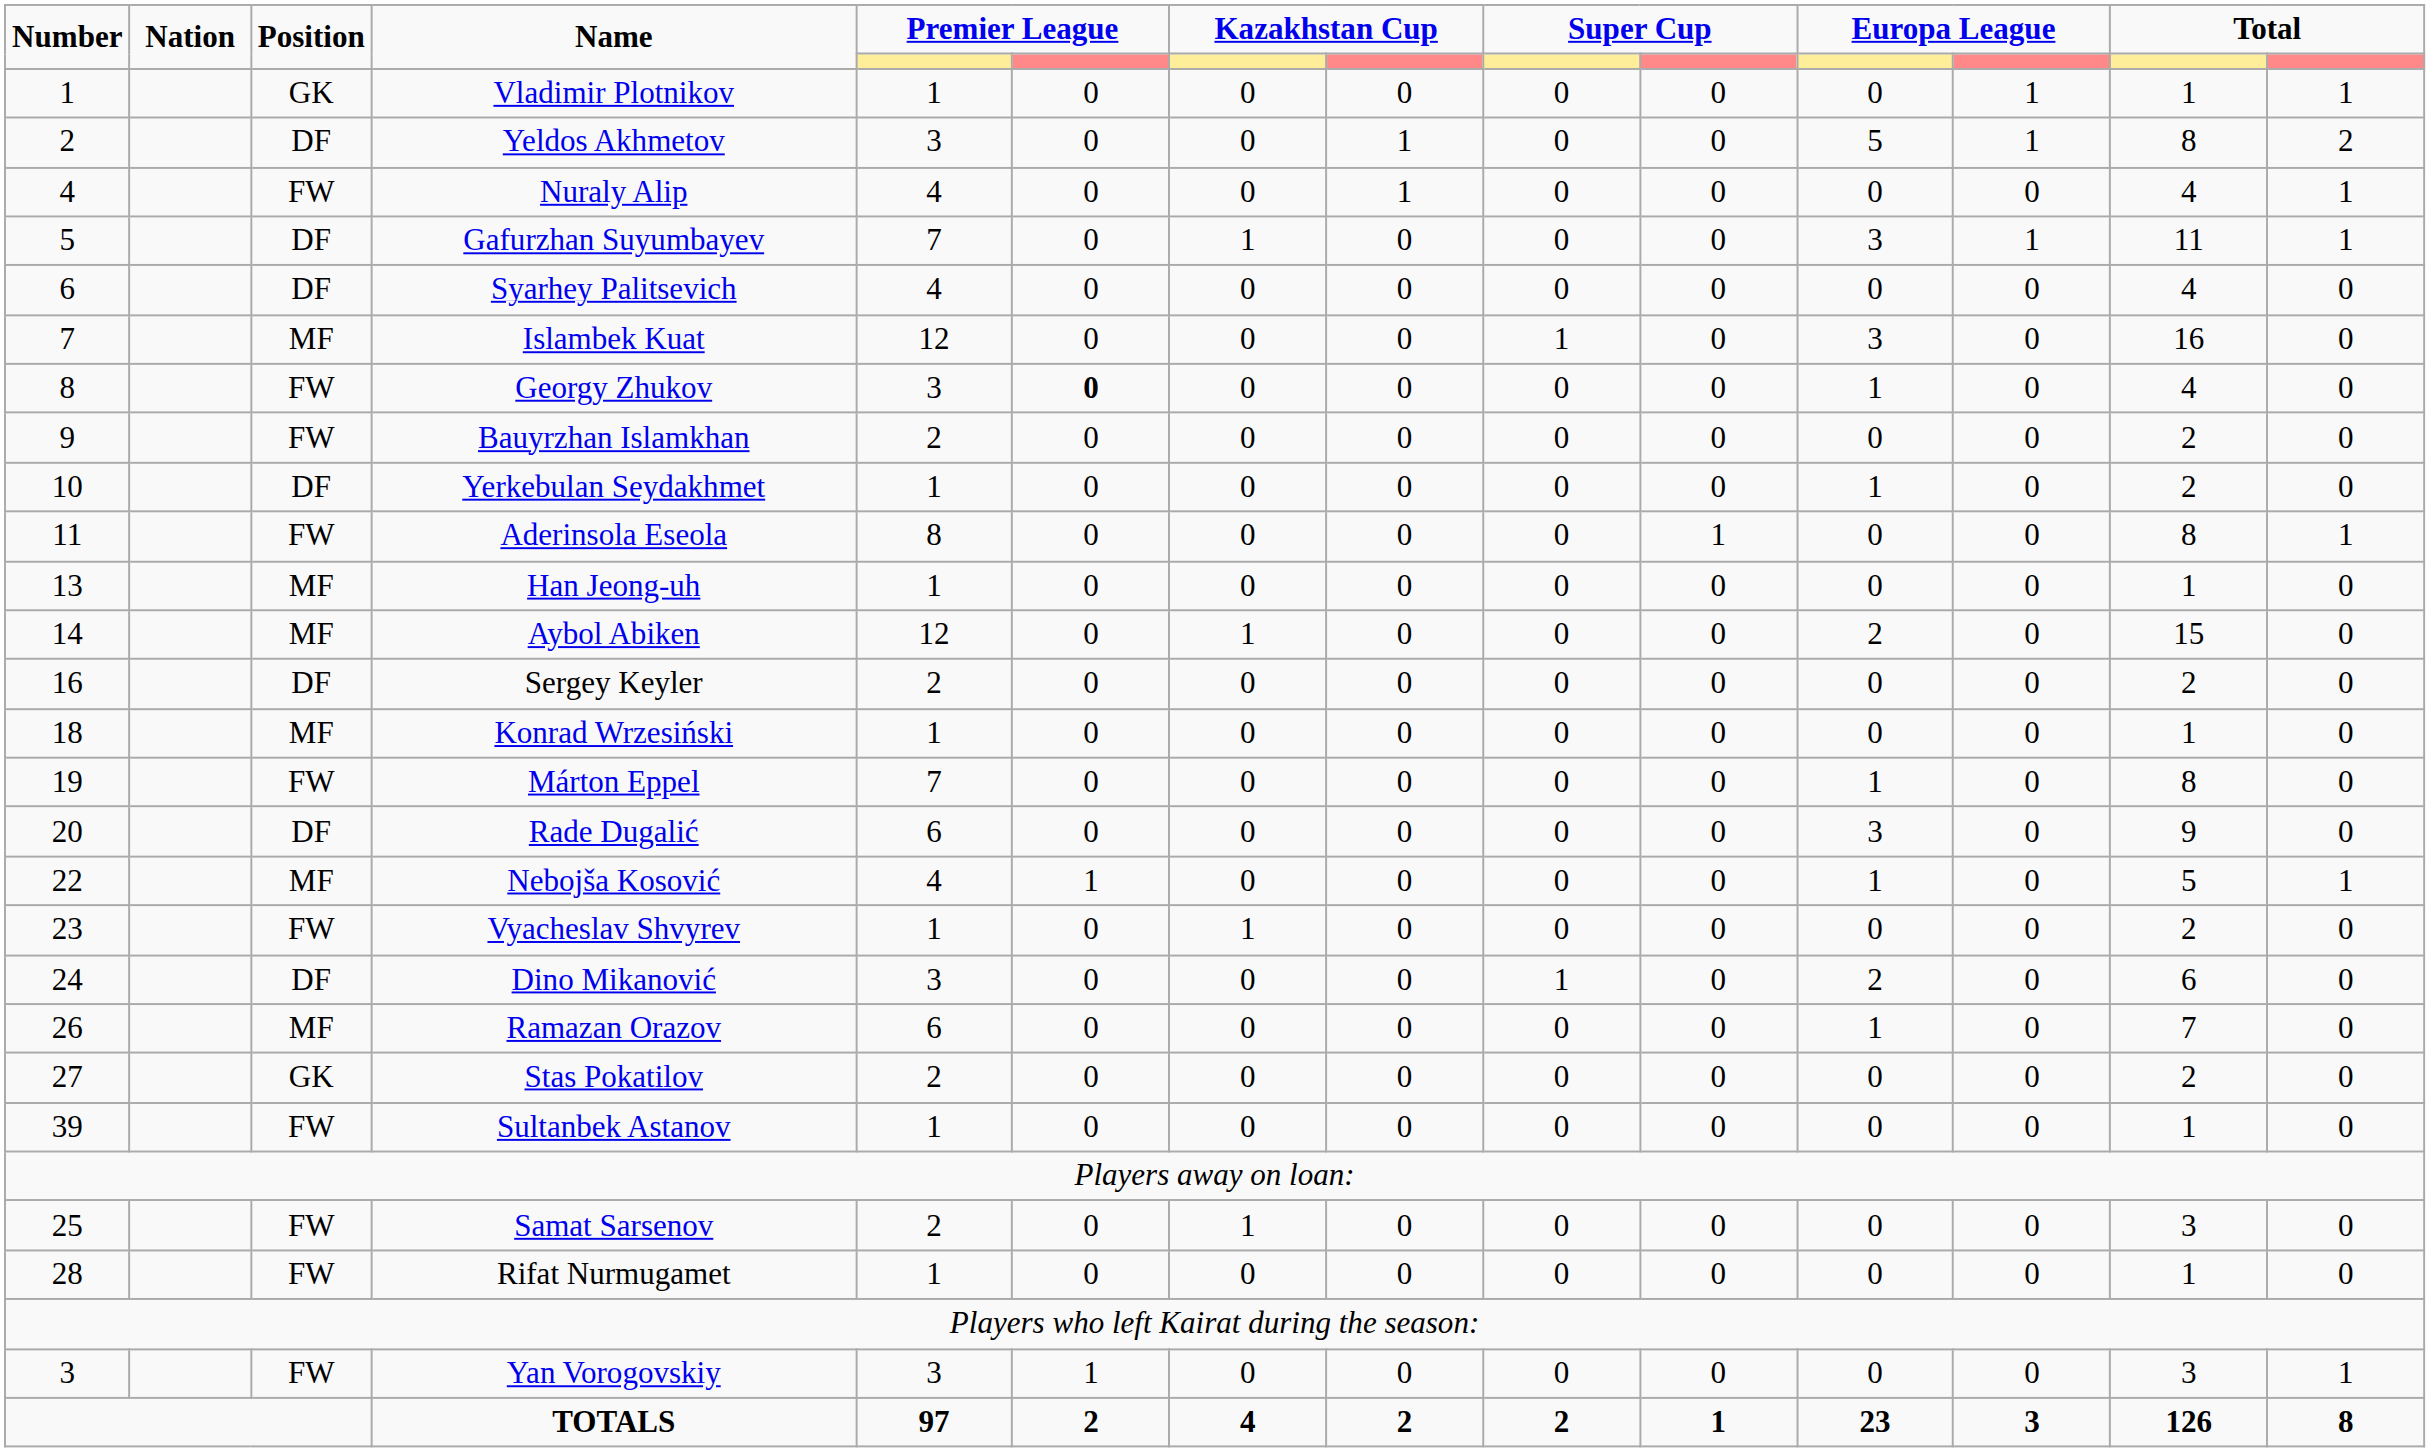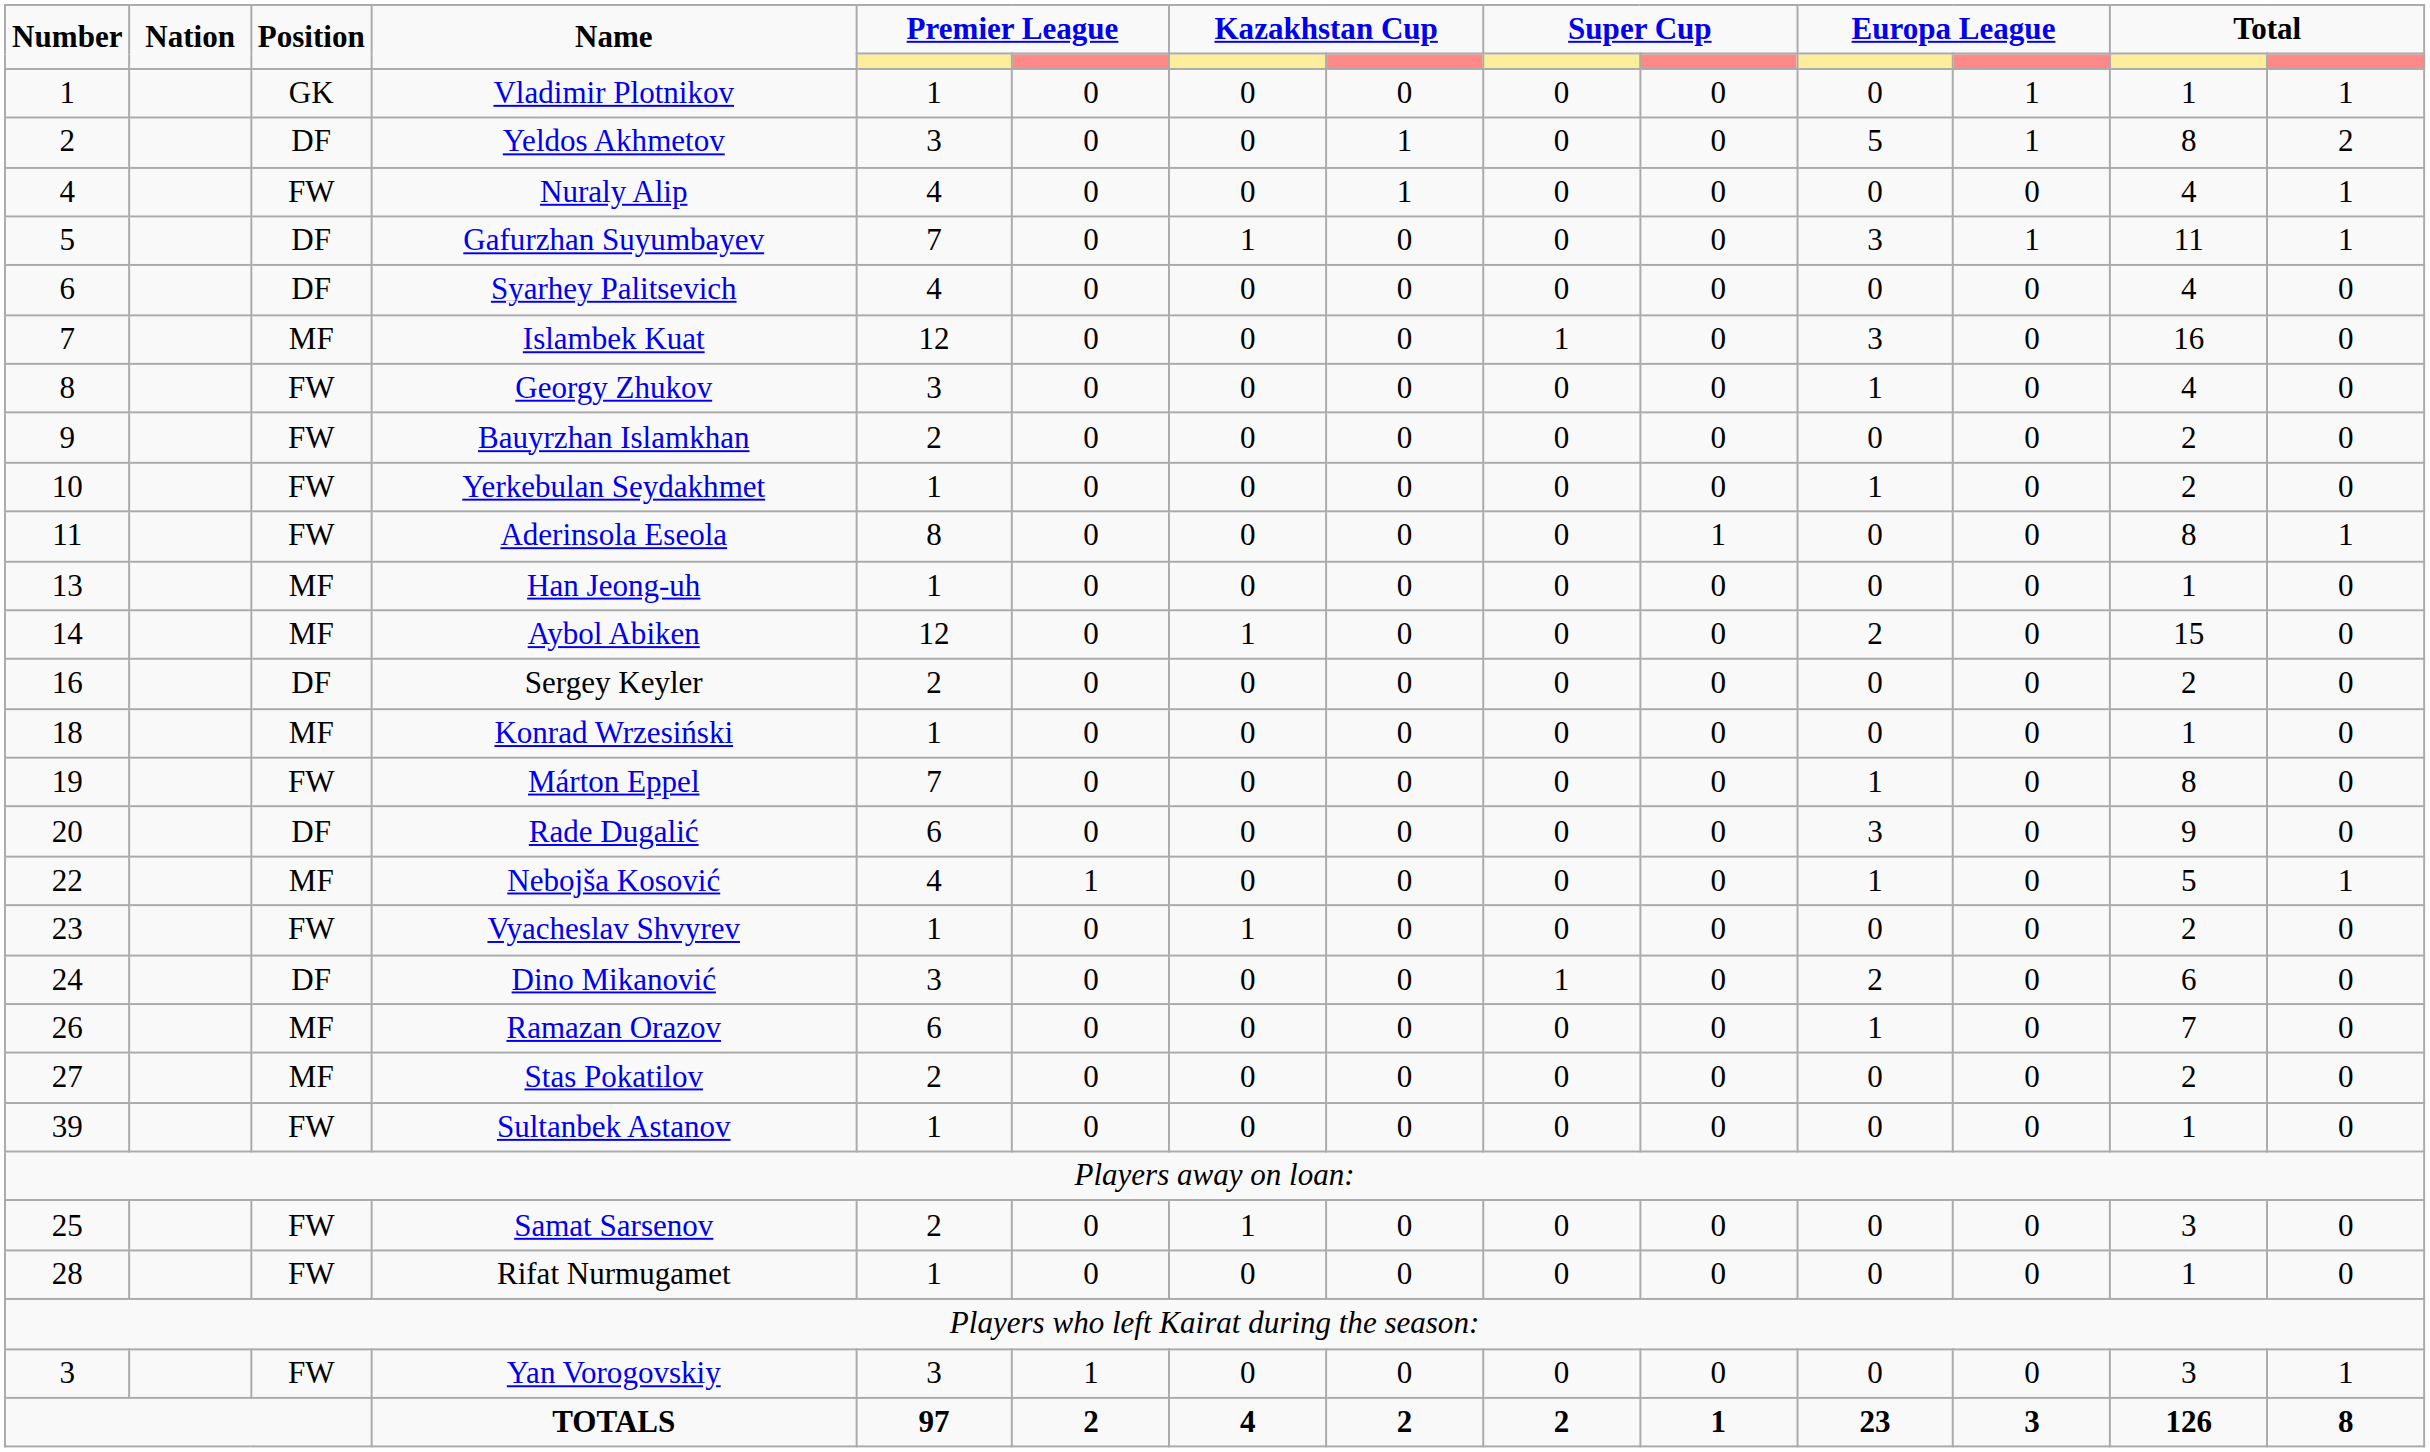(1091, 388) bold -> (1091, 388) normal
(311, 486) DF -> (311, 486) FW
(311, 1077) GK -> (311, 1077) MF
